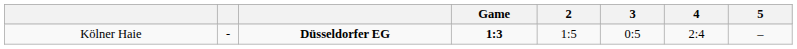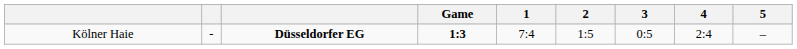+ column: (526, 14)
